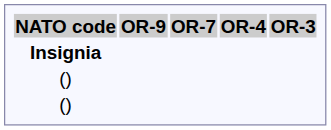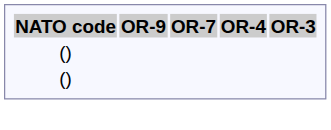- row: (66, 52)
